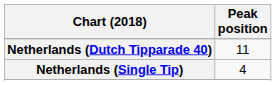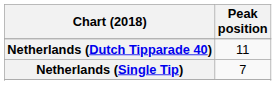(243, 69) 4 -> (243, 69) 7
